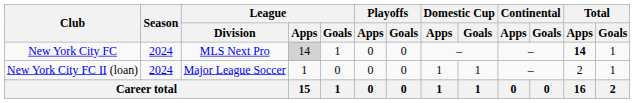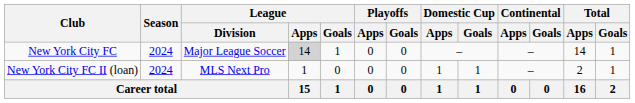(235, 51) MLS Next Pro -> (235, 51) Major League Soccer
(580, 51) bold -> (580, 51) normal
(235, 70) Major League Soccer -> (235, 70) MLS Next Pro
